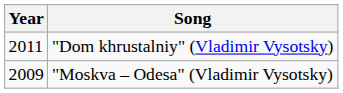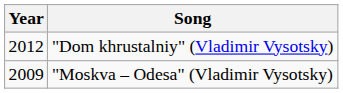(26, 46) 2011 -> (26, 46) 2012
